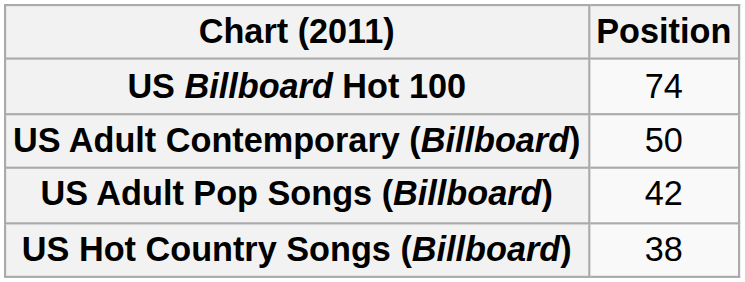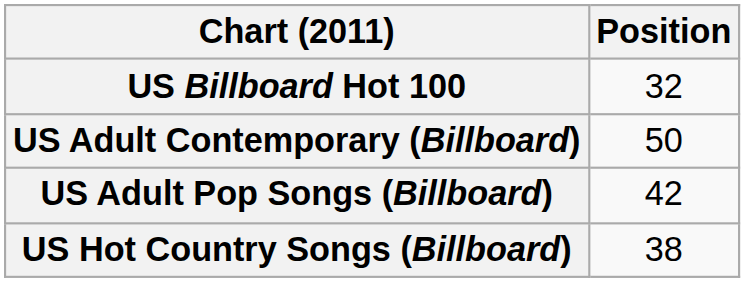(664, 85) 74 -> (664, 85) 32
